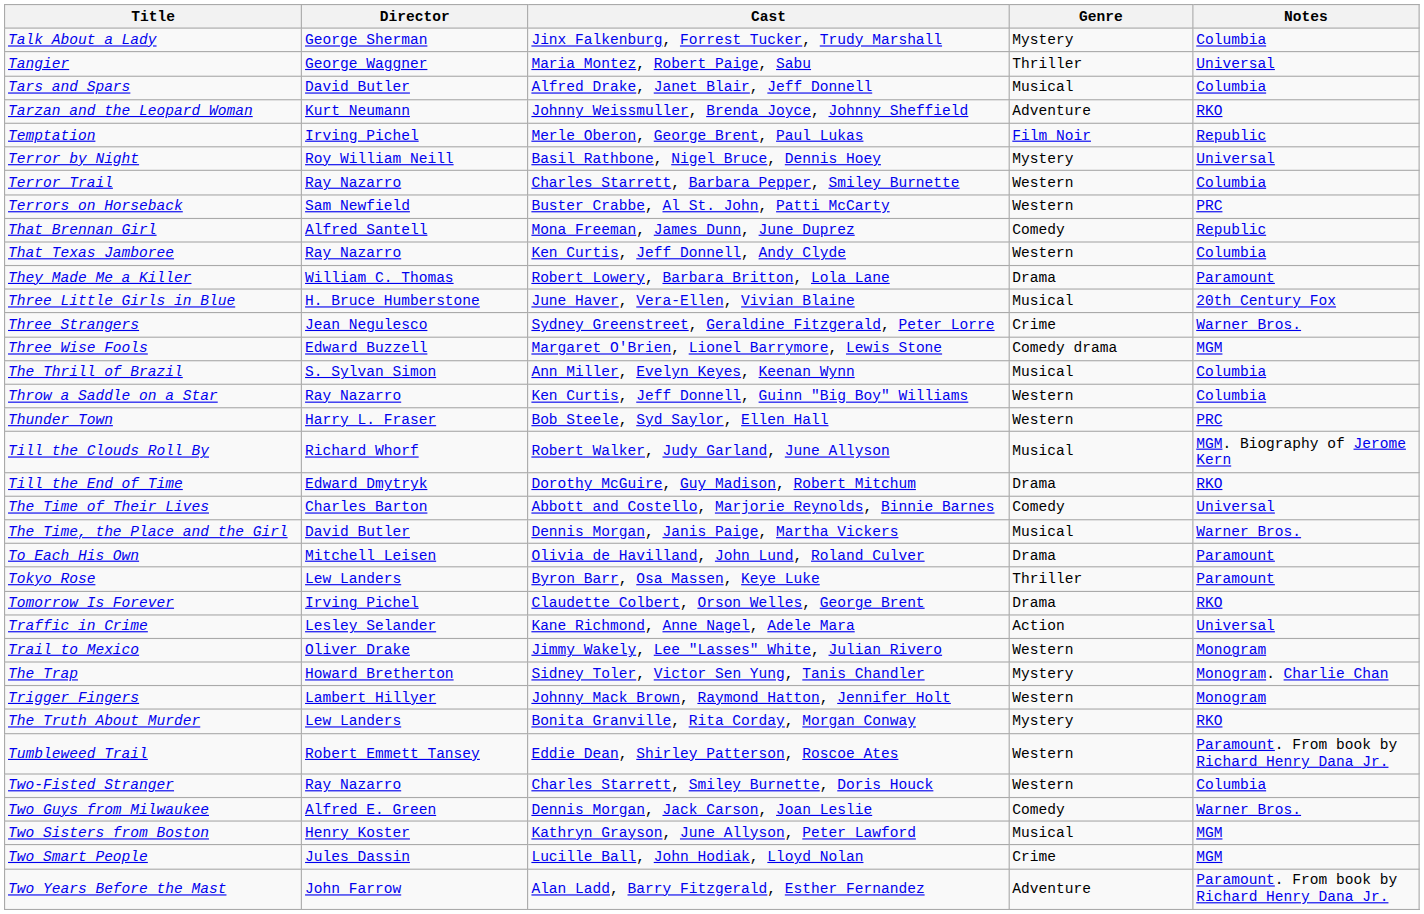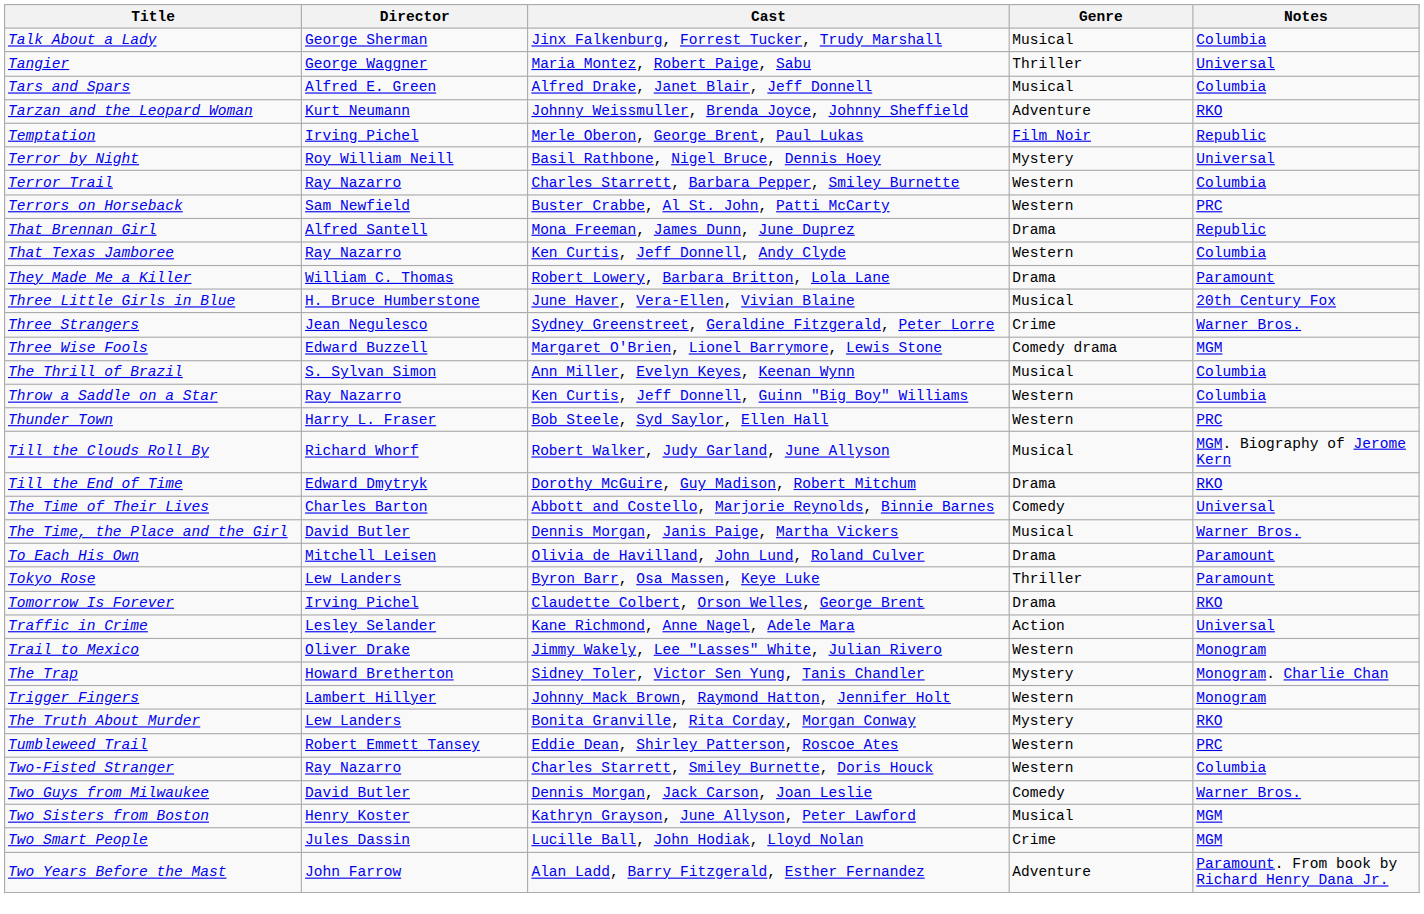(1043, 40) Mystery -> (1043, 40) Musical
(358, 88) David Butler -> (371, 88) Alfred E. Green
(1039, 230) Comedy -> (1034, 230) Drama
(1297, 754) Paramount. From book by Richard Henry Dana Jr. -> (1209, 745) PRC
(371, 809) Alfred E. Green -> (358, 793) David Butler
